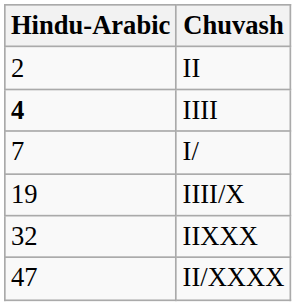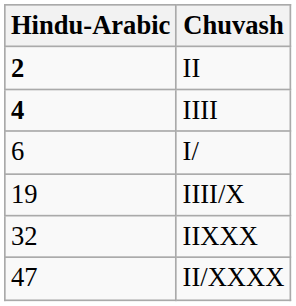(18, 67) normal -> (18, 67) bold
(18, 151) 7 -> (18, 151) 6
